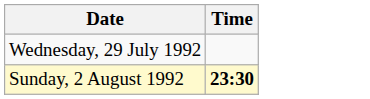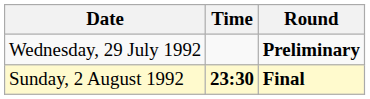+ column: (311, 19)
